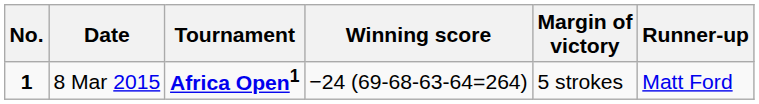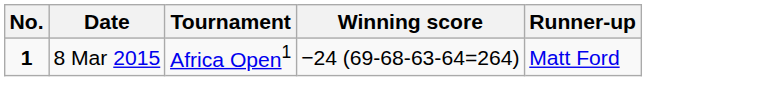- column: (585, 33)
(235, 81) bold -> (231, 57) normal
